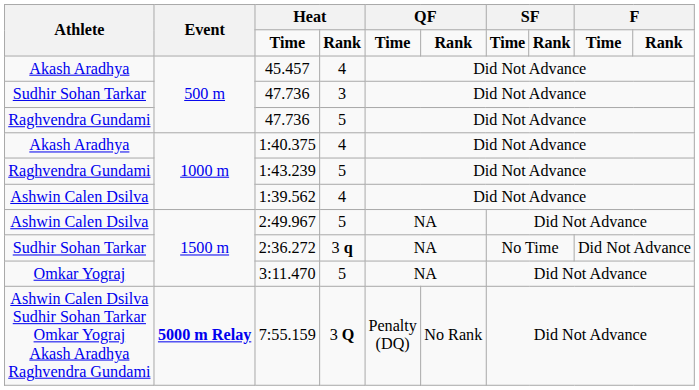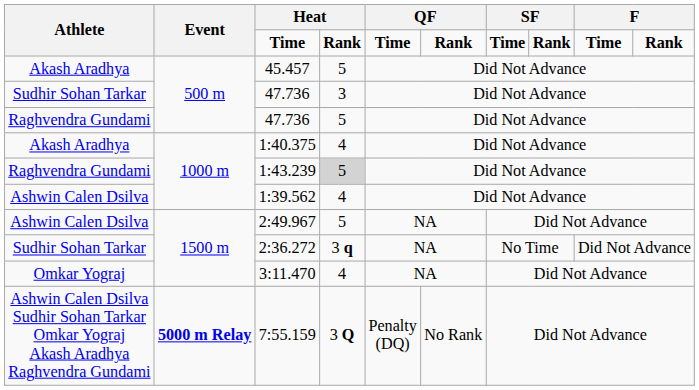(342, 68) 4 -> (342, 68) 5
(342, 171) no background -> (342, 171) lightgrey background
(342, 273) 5 -> (342, 273) 4
